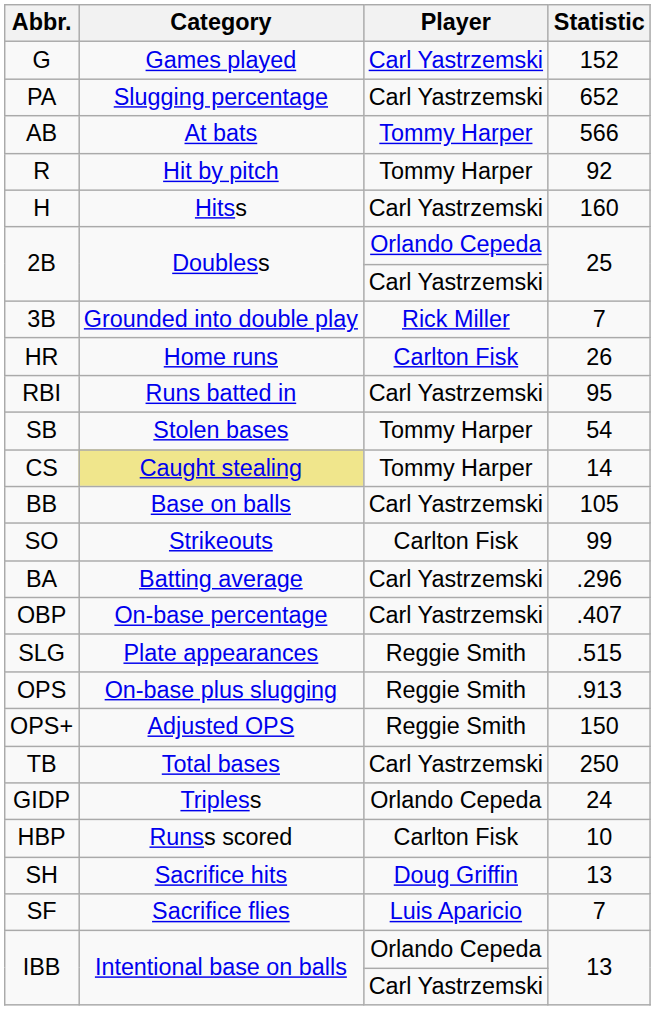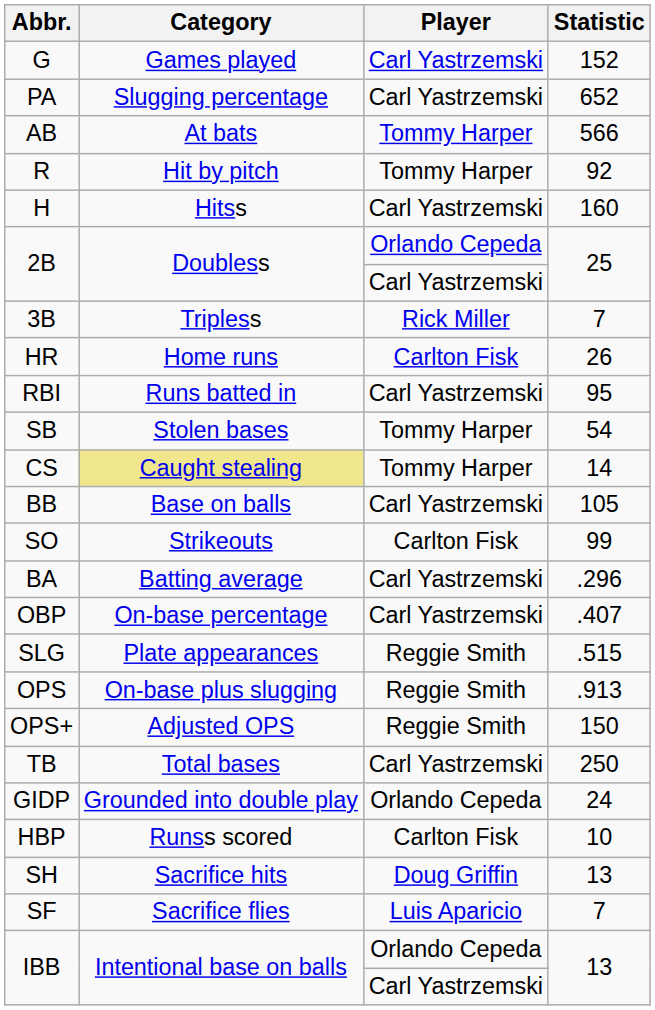(221, 319) Grounded into double play -> (221, 319) Tripless
(221, 801) Tripless -> (221, 801) Grounded into double play
